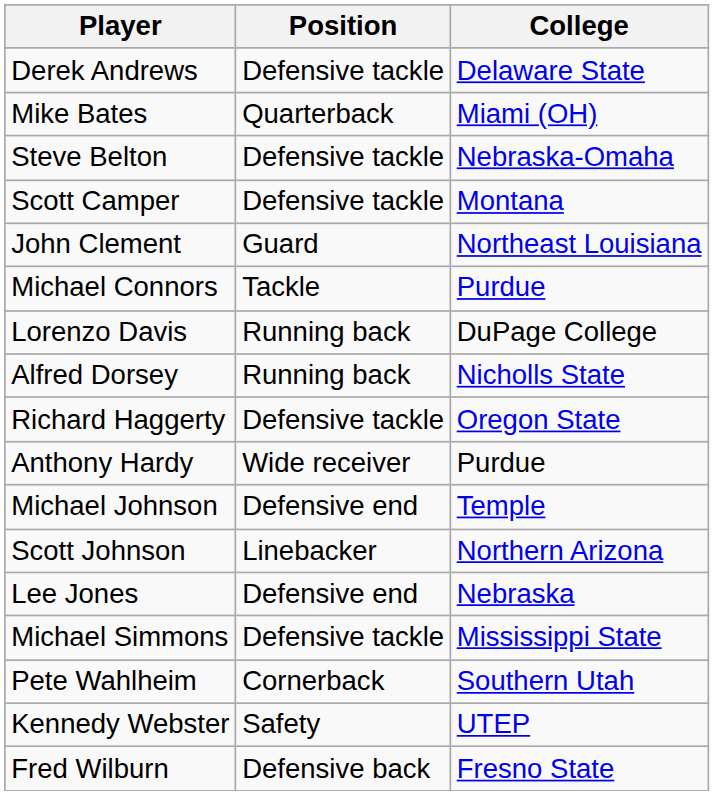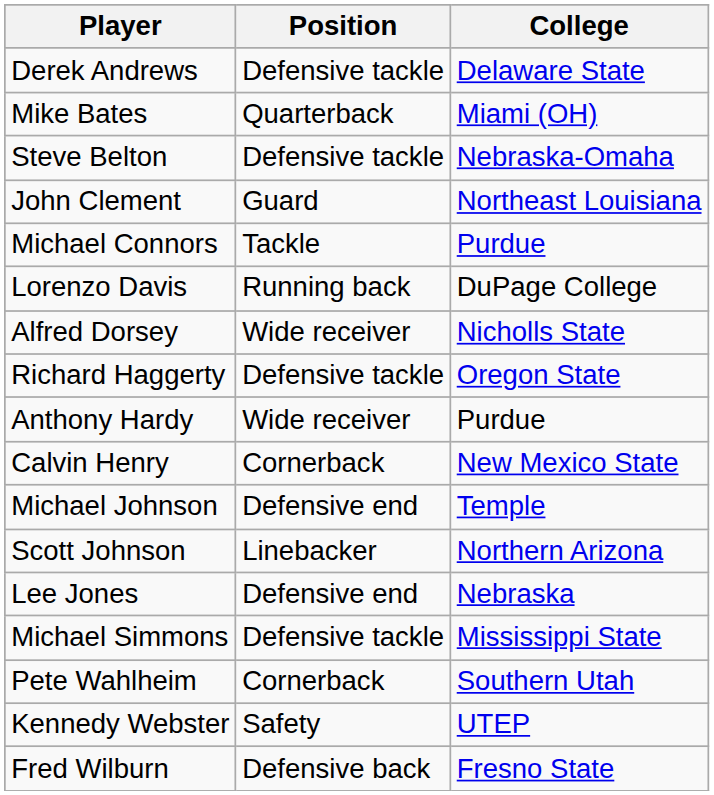- row: (95, 200)
(326, 375) Running back -> (326, 331) Wide receiver
+ row: (90, 462)
